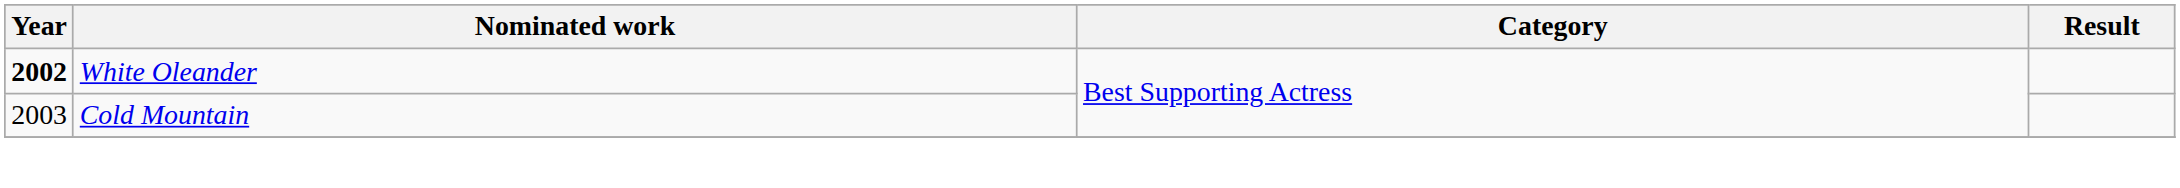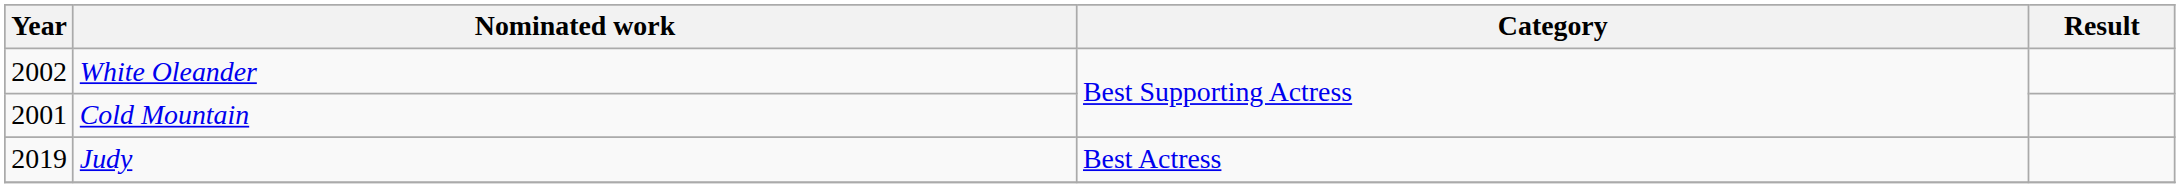(39, 70) bold -> (39, 70) normal
(39, 114) 2003 -> (39, 114) 2001
+ row: (106, 159)
